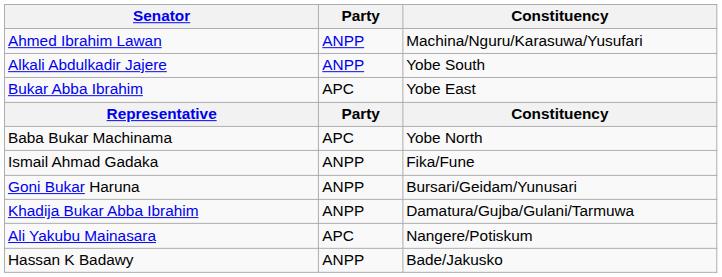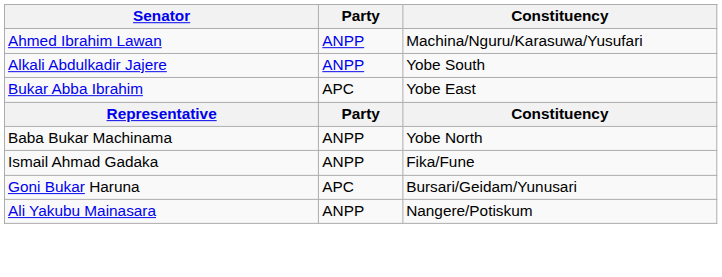(338, 138) APC -> (343, 138) ANPP
(343, 187) ANPP -> (338, 187) APC
- row: (103, 211)
(338, 235) APC -> (343, 211) ANPP
- row: (71, 260)
